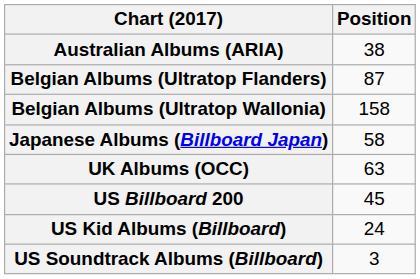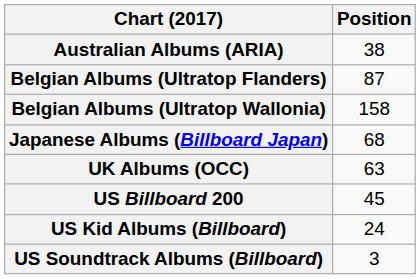(374, 139) 58 -> (374, 139) 68
